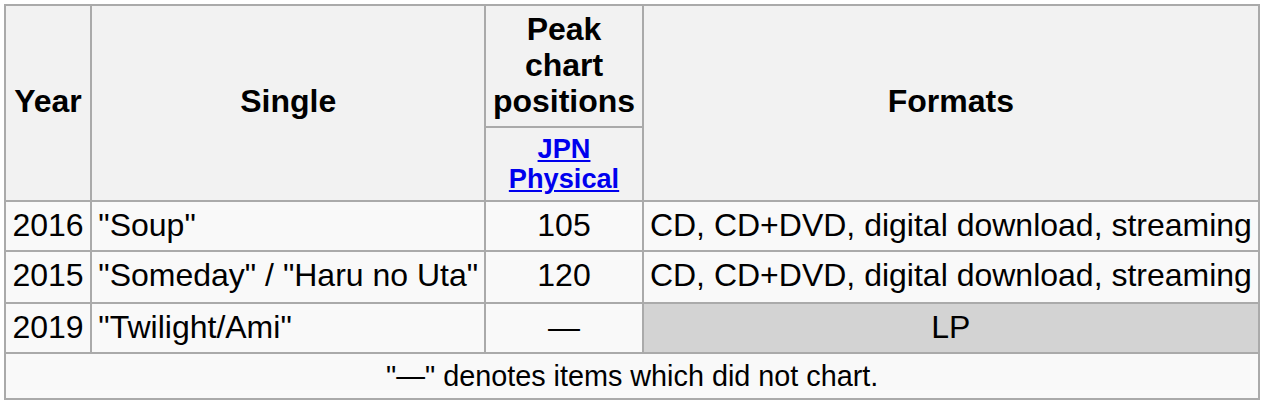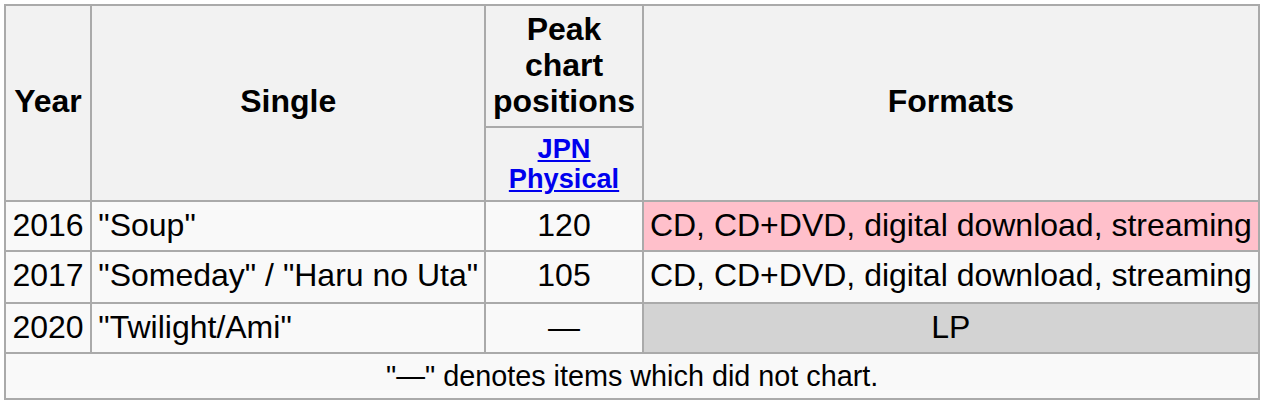(564, 225) 105 -> (564, 225) 120
(951, 225) no background -> (951, 225) pink background
(48, 276) 2015 -> (48, 276) 2017
(564, 276) 120 -> (564, 276) 105
(48, 326) 2019 -> (48, 326) 2020
